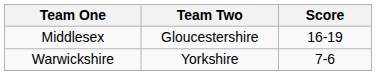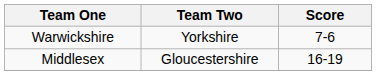rows swapped: (73, 37) <-> (73, 59)
